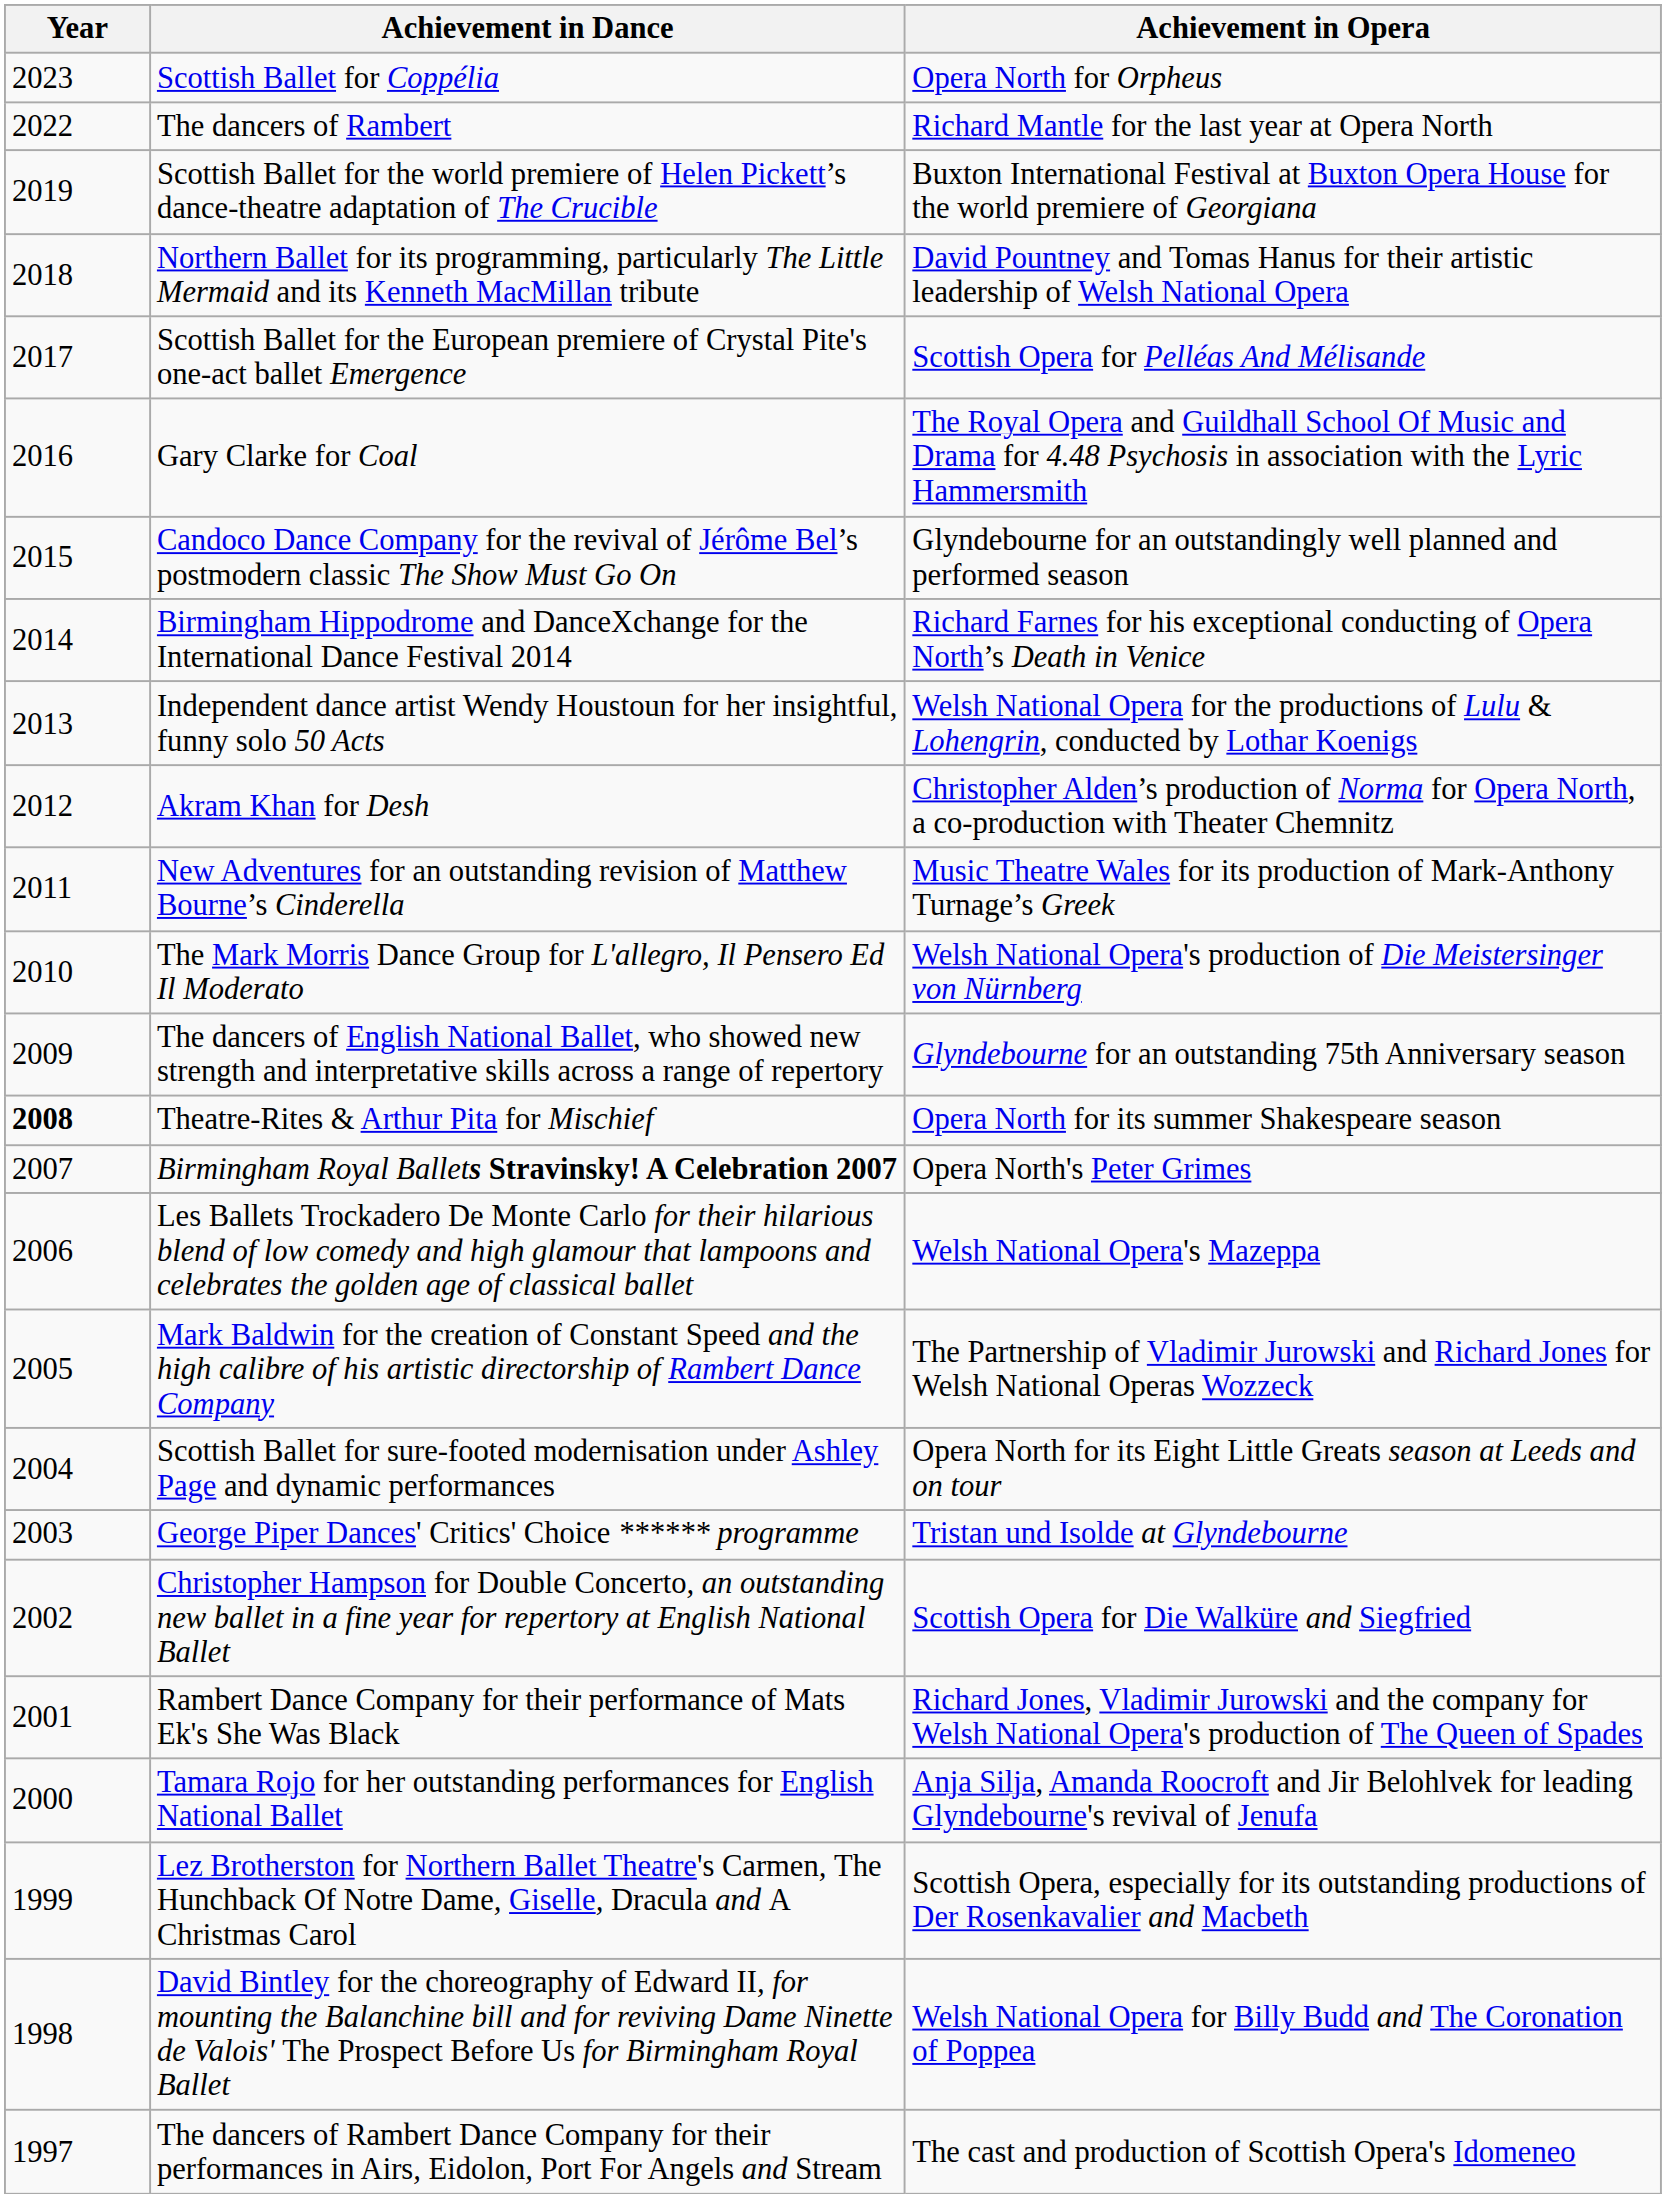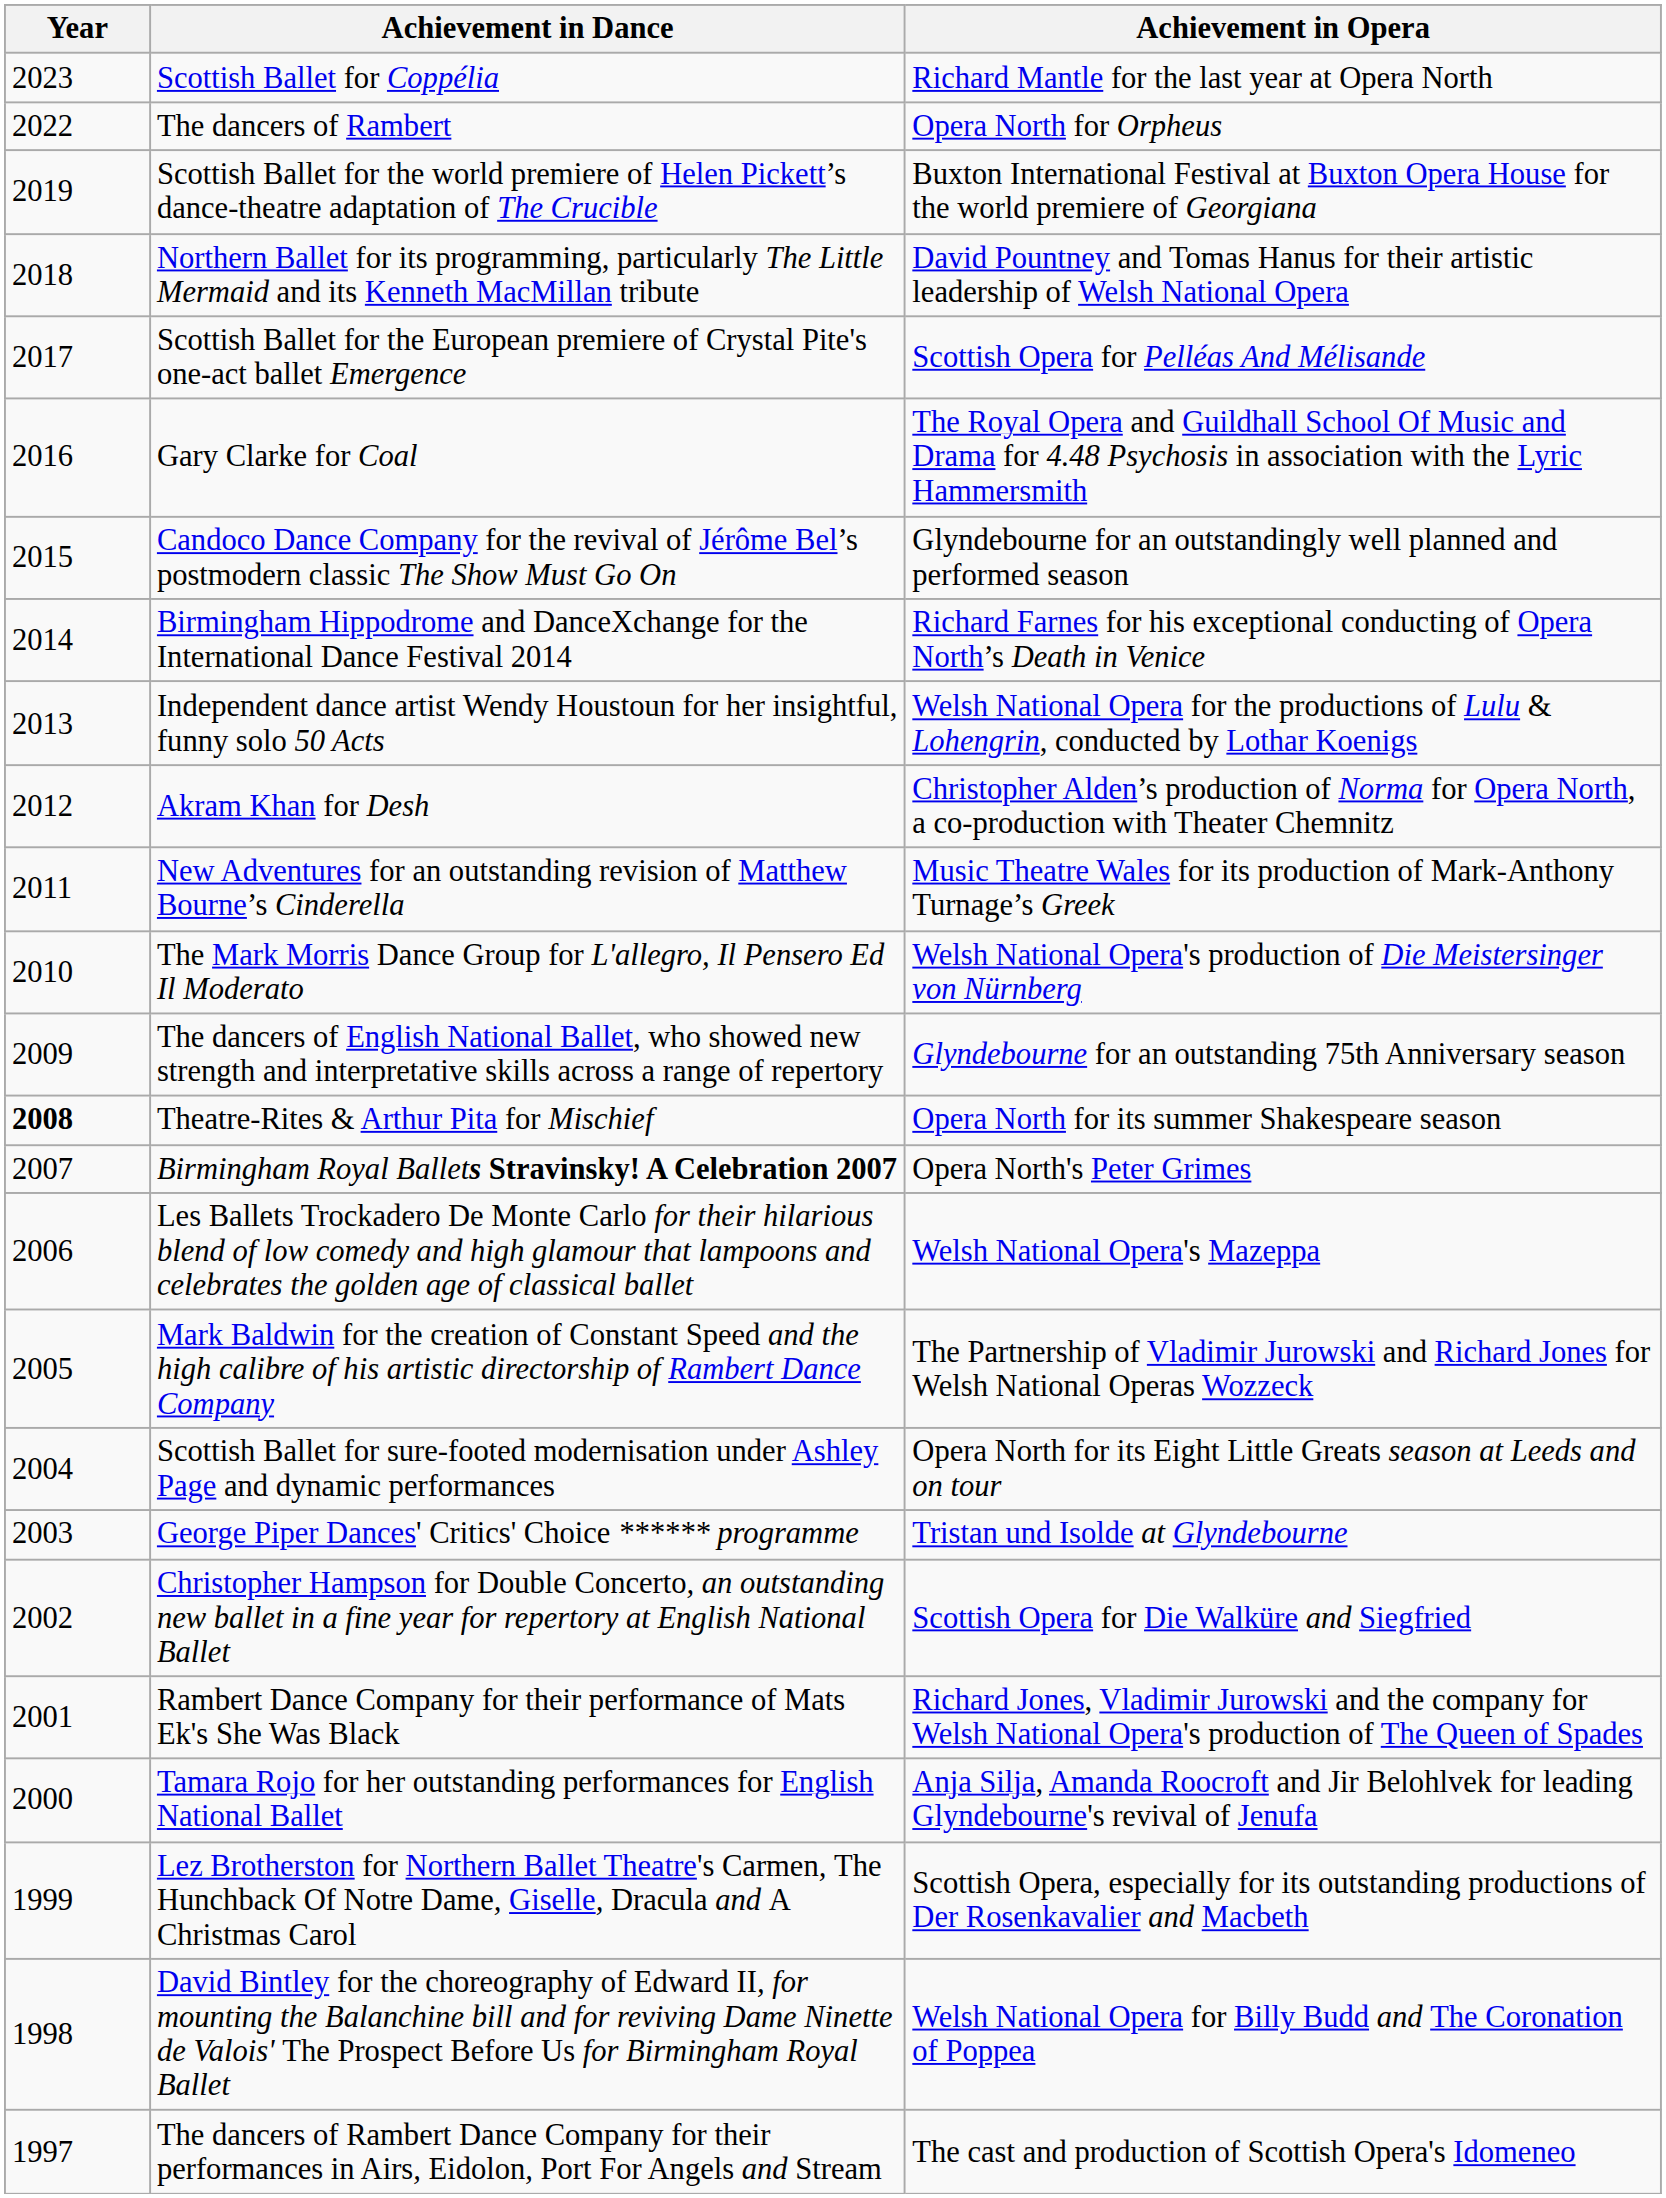(1067, 77) Opera North for Orpheus -> (1203, 77) Richard Mantle for the last year at Opera North
(1203, 125) Richard Mantle for the last year at Opera North -> (1067, 125) Opera North for Orpheus
